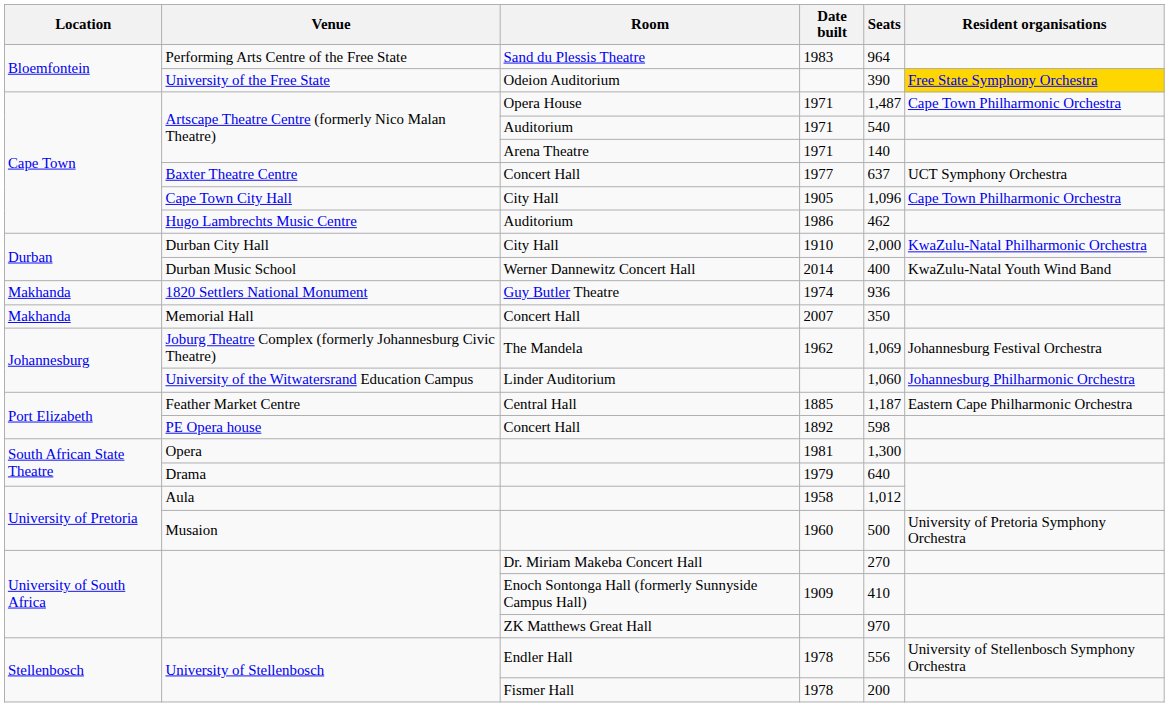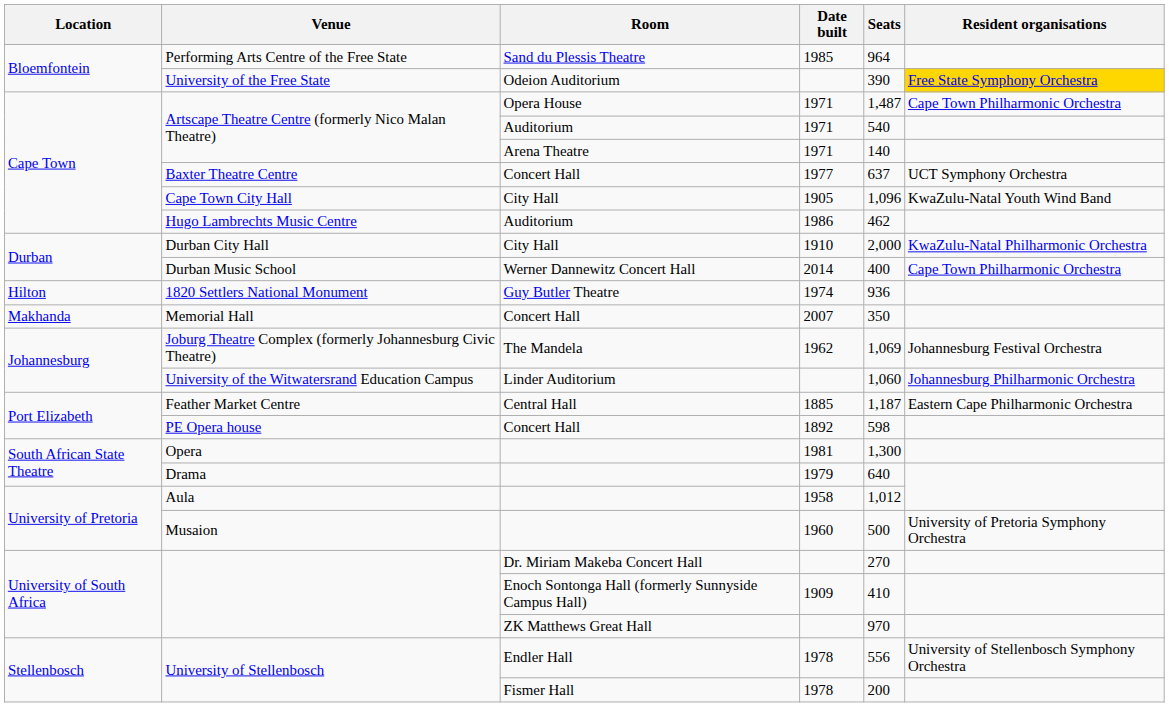(818, 56) 1983 -> (818, 56) 1985
(1015, 198) Cape Town Philharmonic Orchestra -> (1010, 198) KwaZulu-Natal Youth Wind Band
(1010, 269) KwaZulu-Natal Youth Wind Band -> (1015, 269) Cape Town Philharmonic Orchestra
(39, 292) Makhanda -> (27, 292) Hilton
